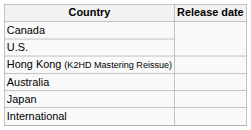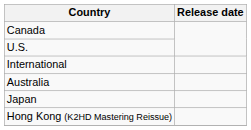rows swapped: (37, 116) <-> (89, 64)
